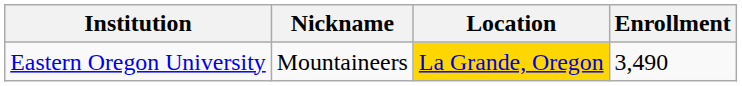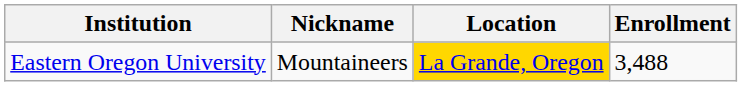(641, 61) 3,490 -> (641, 61) 3,488
